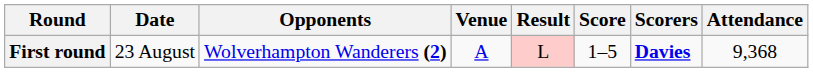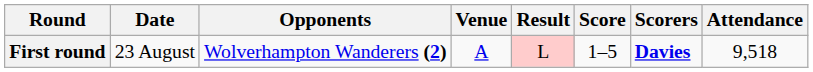(755, 51) 9,368 -> (755, 51) 9,518
